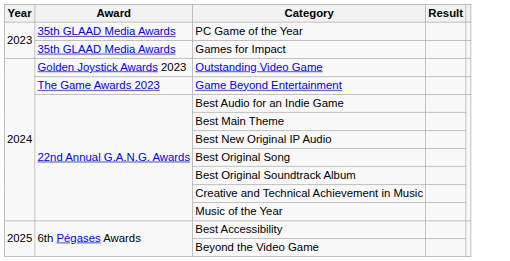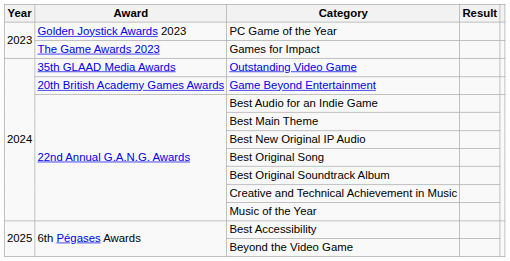(107, 31) 35th GLAAD Media Awards -> (112, 31) Golden Joystick Awards 2023
(107, 49) 35th GLAAD Media Awards -> (99, 49) The Game Awards 2023
(112, 67) Golden Joystick Awards 2023 -> (107, 67) 35th GLAAD Media Awards
(99, 85) The Game Awards 2023 -> (131, 85) 20th British Academy Games Awards
